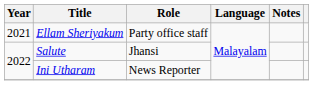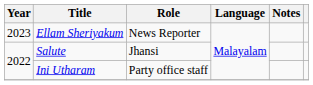(19, 32) 2021 -> (19, 32) 2023
(168, 32) Party office staff -> (165, 32) News Reporter
(165, 70) News Reporter -> (168, 70) Party office staff
